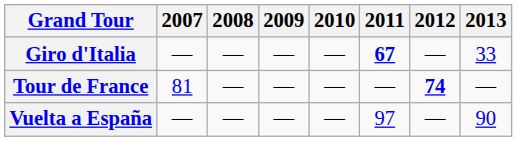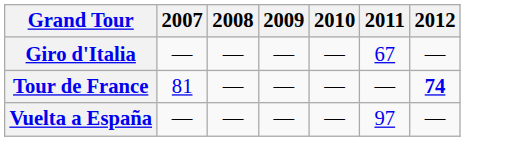- column: (486, 20)
(385, 53) bold -> (385, 53) normal
